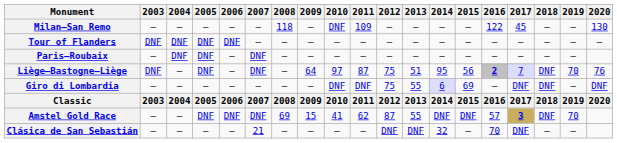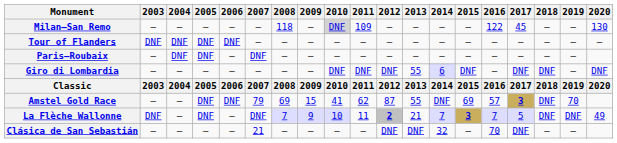(337, 27) no background -> (337, 27) lightgrey background
- row: (72, 71)
(390, 86) 75 -> (390, 71) DNF
(468, 86) 69 -> (468, 71) DNF
(258, 116) DNF -> (258, 101) 79
(468, 116) DNF -> (468, 101) 69
+ row: (72, 116)
